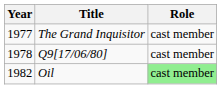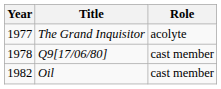(182, 34) cast member -> (169, 34) acolyte
(182, 73) lightgreen background -> (182, 73) no background
